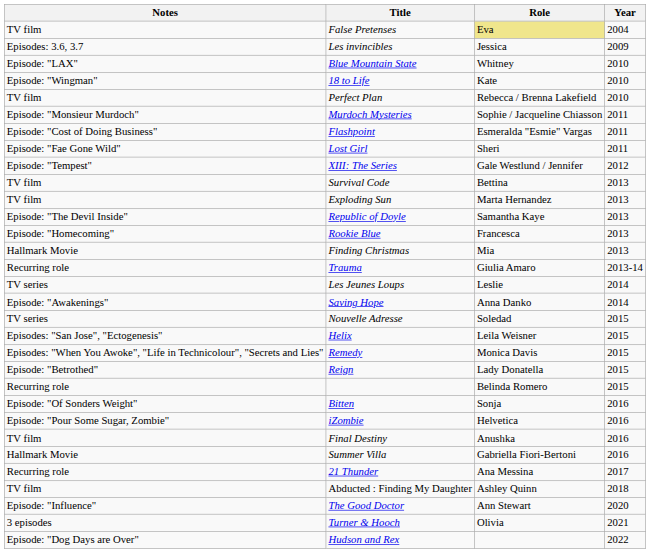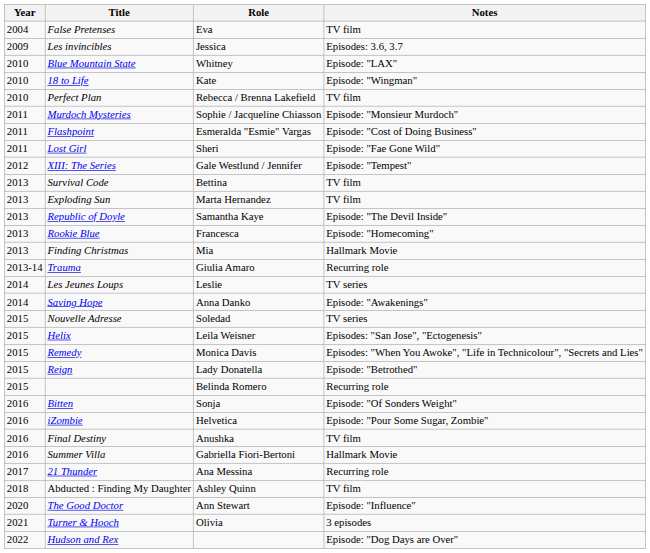columns swapped: (625, 13) <-> (165, 13)
(485, 30) khaki background -> (204, 30) no background
